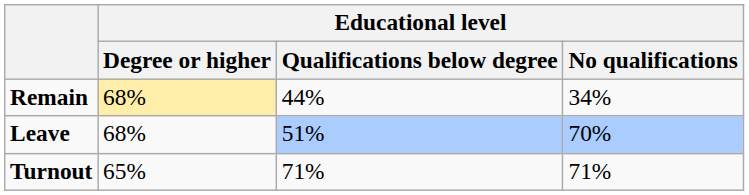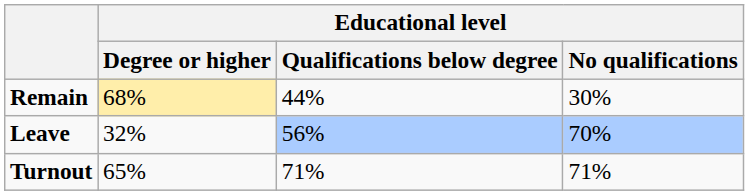(590, 97) 34% -> (590, 97) 30%
(125, 134) 68% -> (125, 134) 32%
(303, 134) 51% -> (303, 134) 56%
